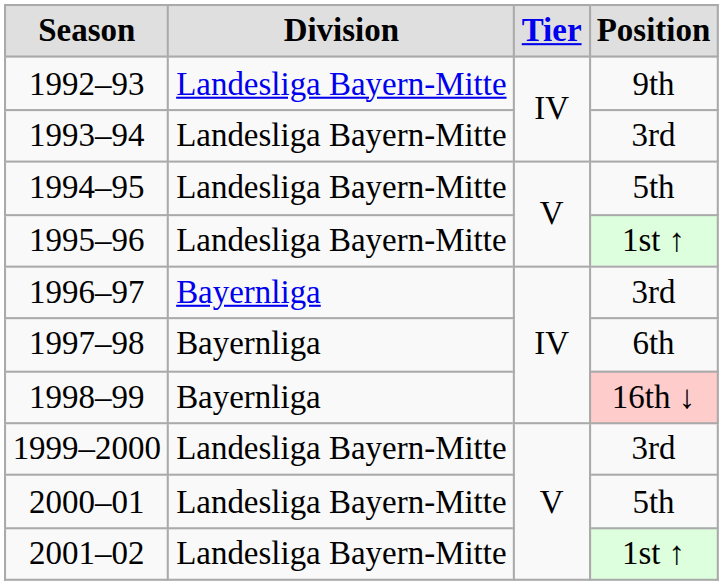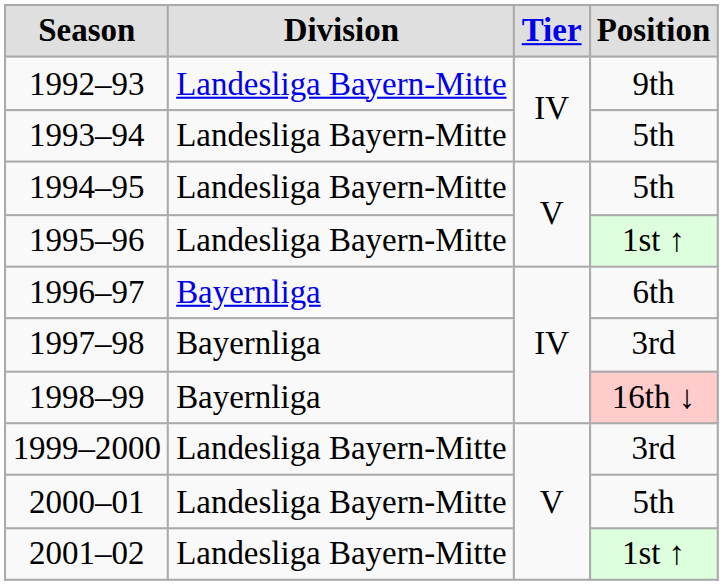(653, 135) 3rd -> (653, 135) 5th
(653, 291) 3rd -> (653, 291) 6th
(653, 344) 6th -> (653, 344) 3rd
